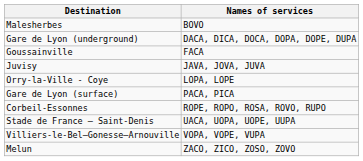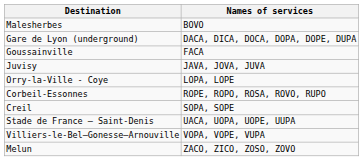- row: (62, 94)
+ row: (19, 108)
